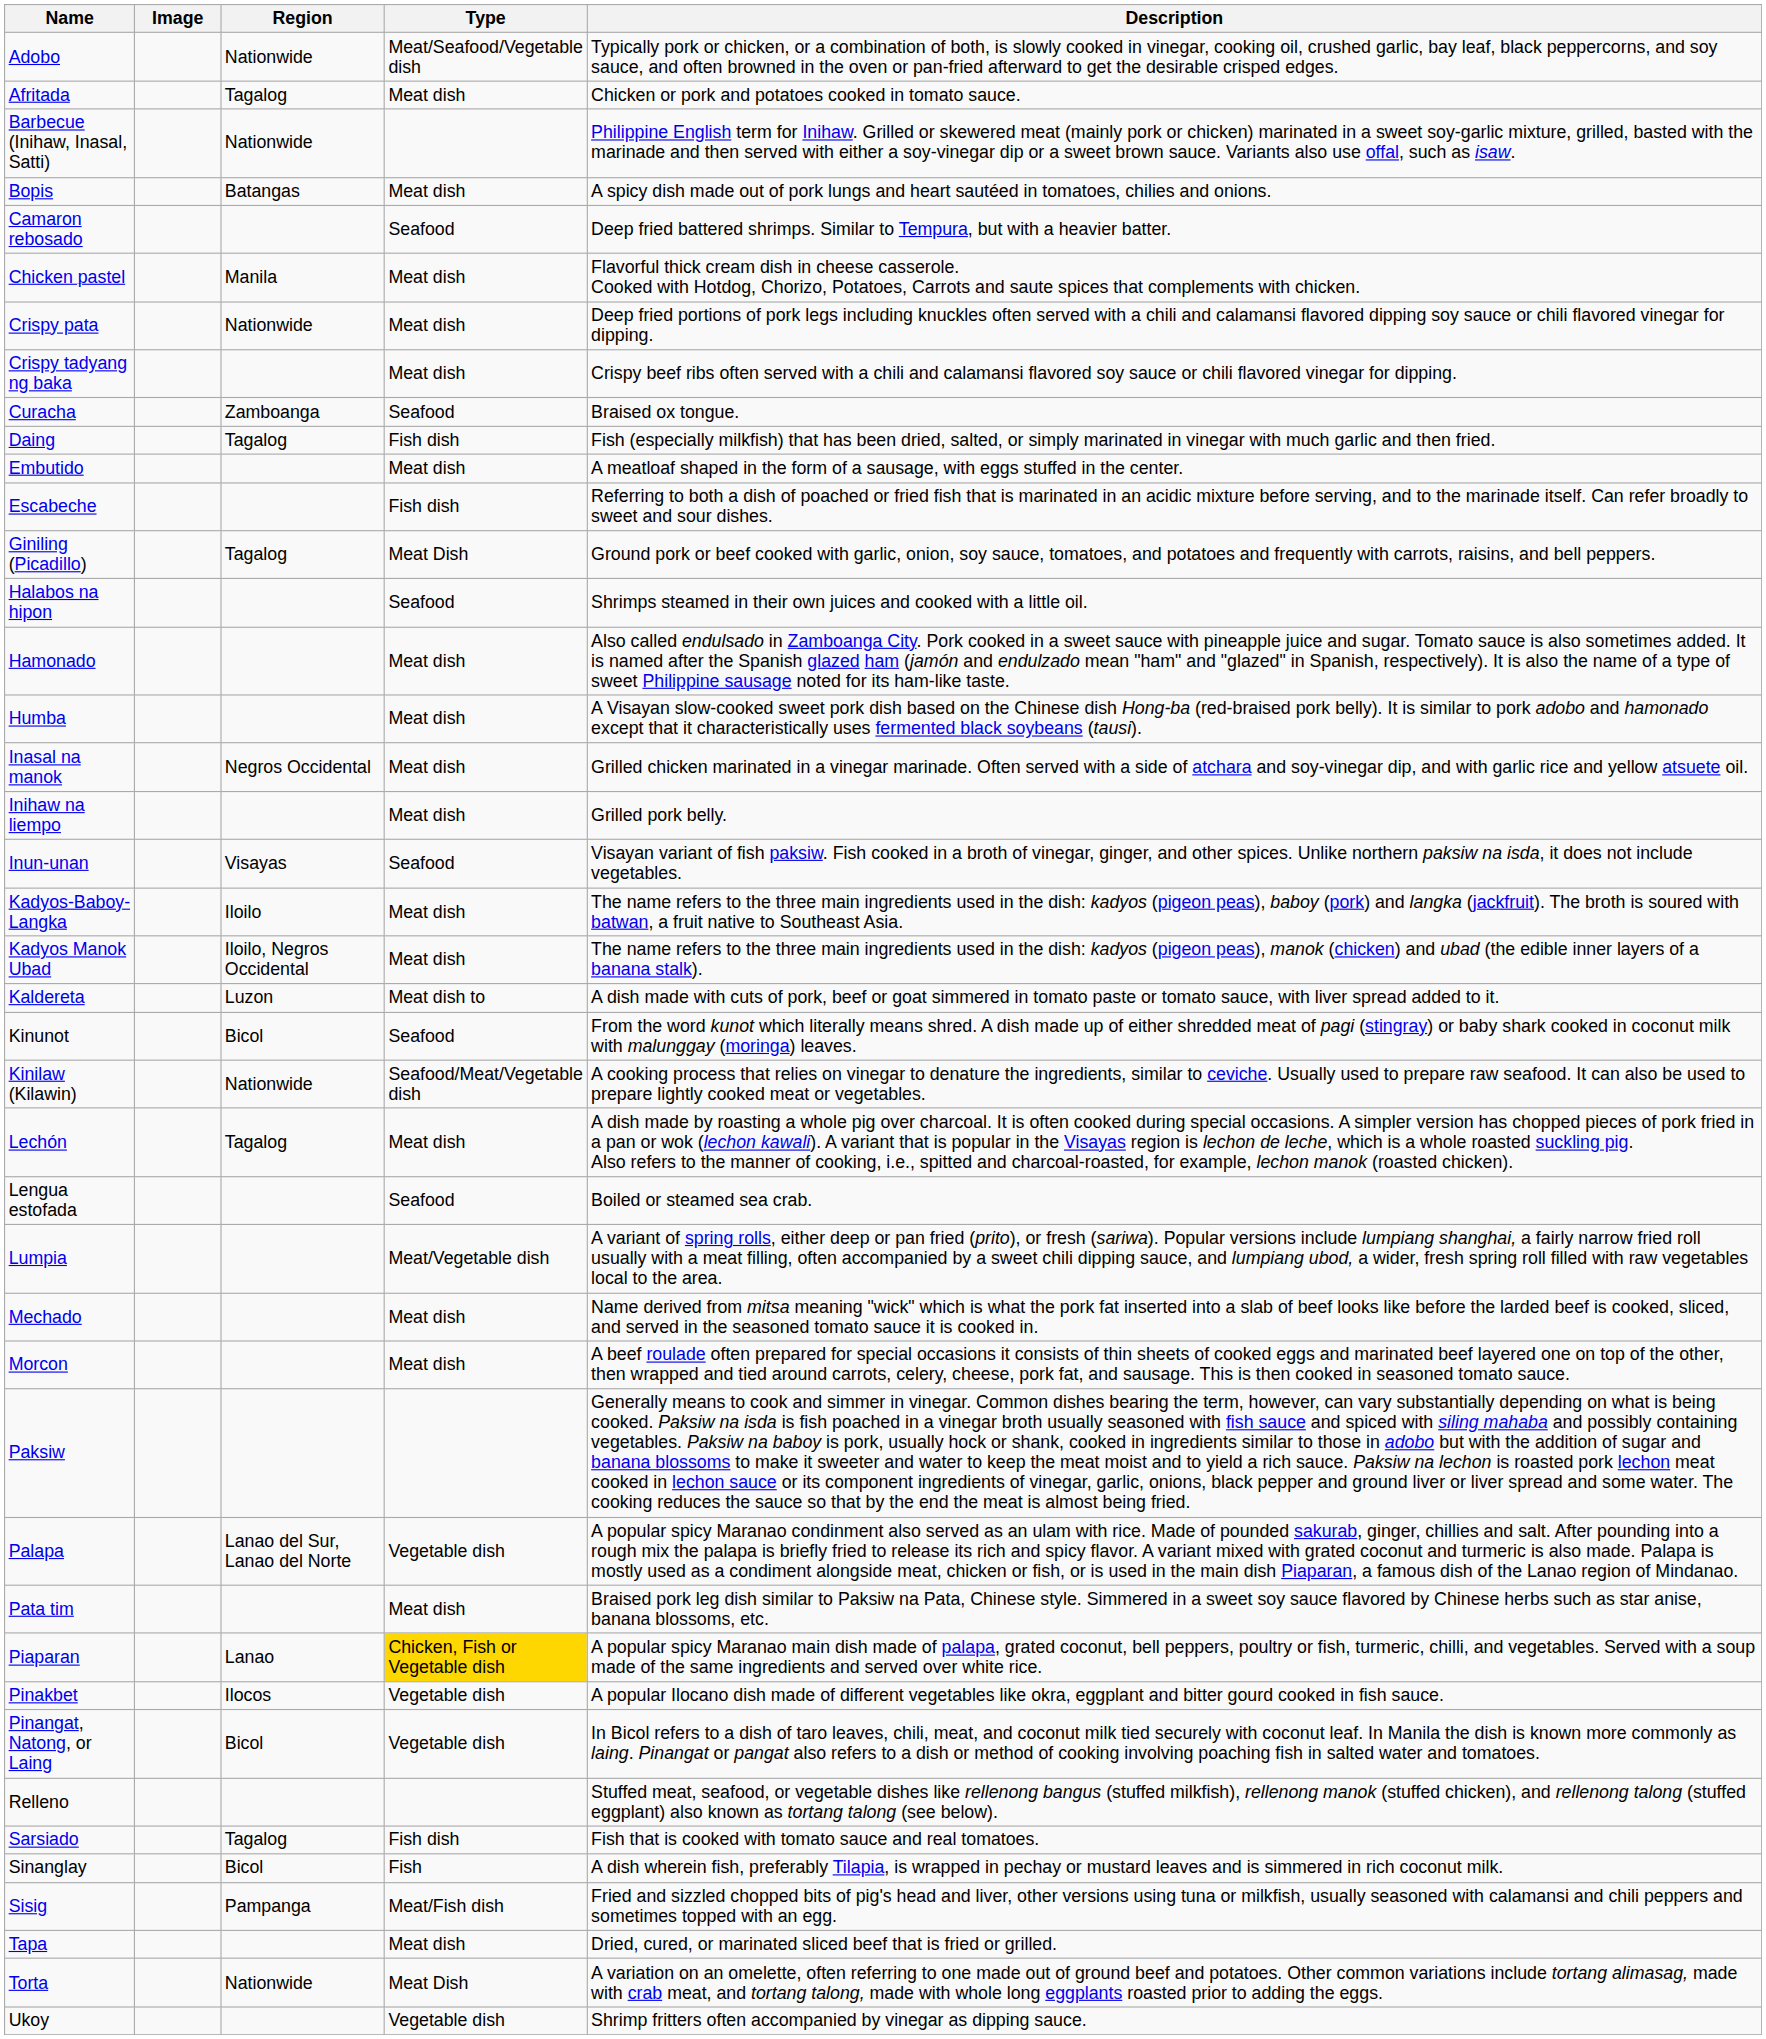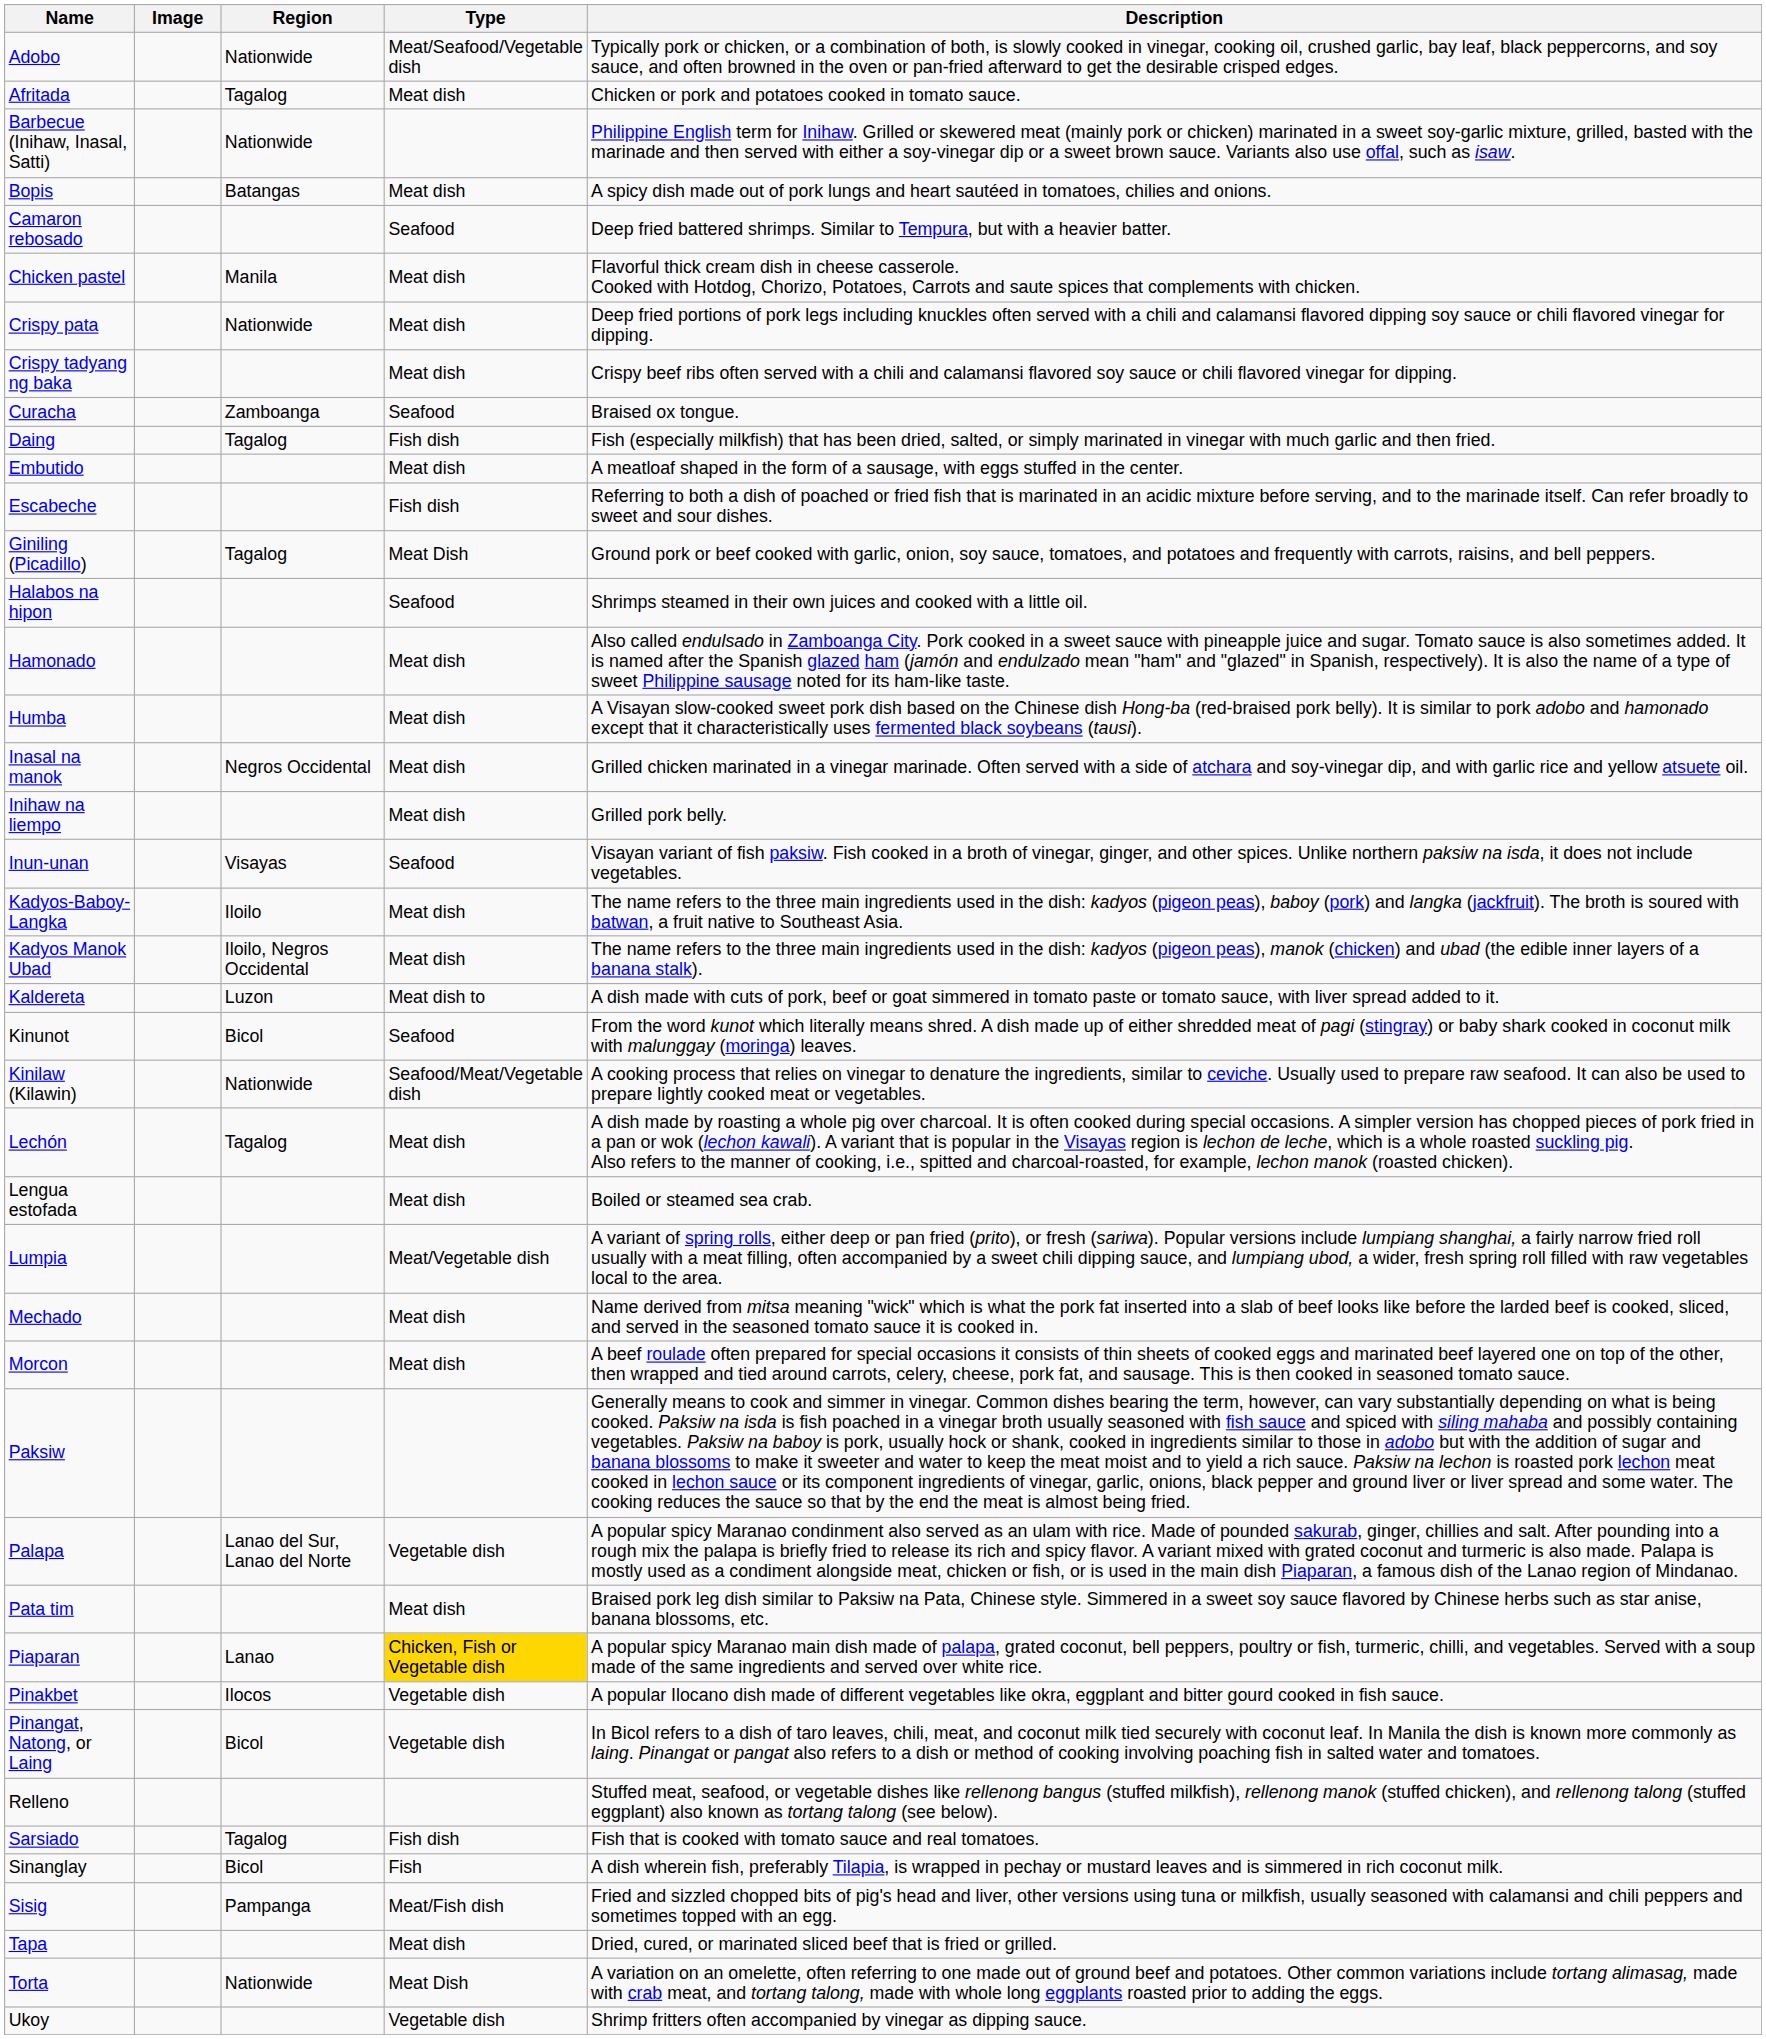(421, 1200) Seafood -> (427, 1200) Meat dish
